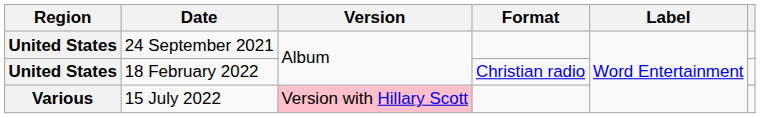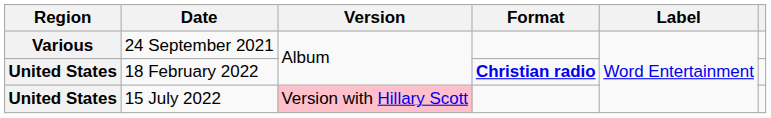(63, 44) United States -> (63, 44) Various
(531, 71) normal -> (536, 71) bold
(63, 98) Various -> (63, 98) United States
